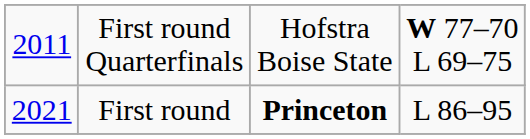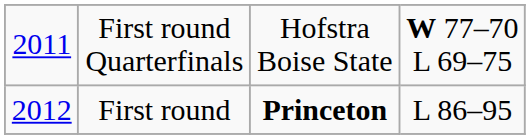(42, 109) 2021 -> (42, 109) 2012
